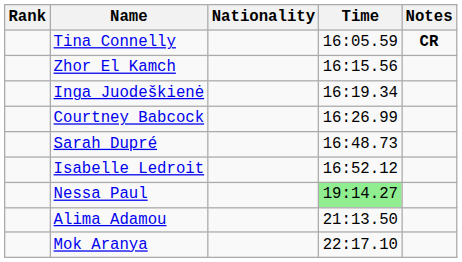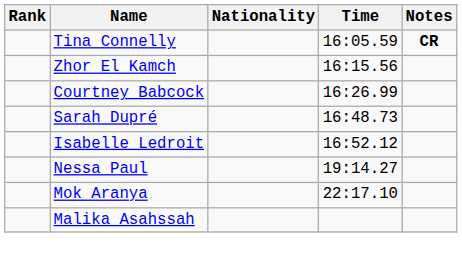- row: (129, 94)
(360, 195) lightgreen background -> (360, 170) no background
- row: (110, 220)
+ row: (124, 220)
